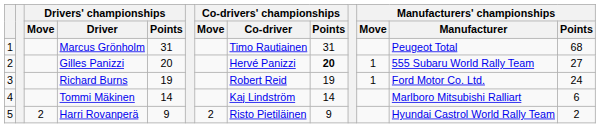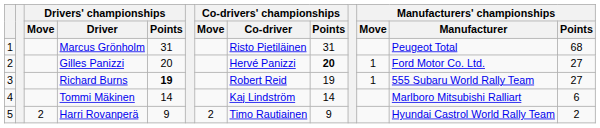(268, 46) Timo Rautiainen -> (268, 46) Risto Pietiläinen
(463, 63) 555 Subaru World Rally Team -> (438, 63) Ford Motor Co. Ltd.
(166, 80) normal -> (166, 80) bold
(438, 80) Ford Motor Co. Ltd. -> (463, 80) 555 Subaru World Rally Team
(576, 80) 24 -> (576, 80) 27
(268, 114) Risto Pietiläinen -> (268, 114) Timo Rautiainen
